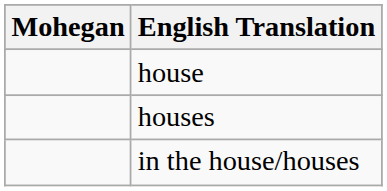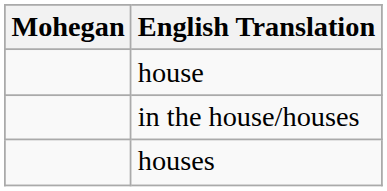rows swapped: (176, 116) <-> (249, 161)
